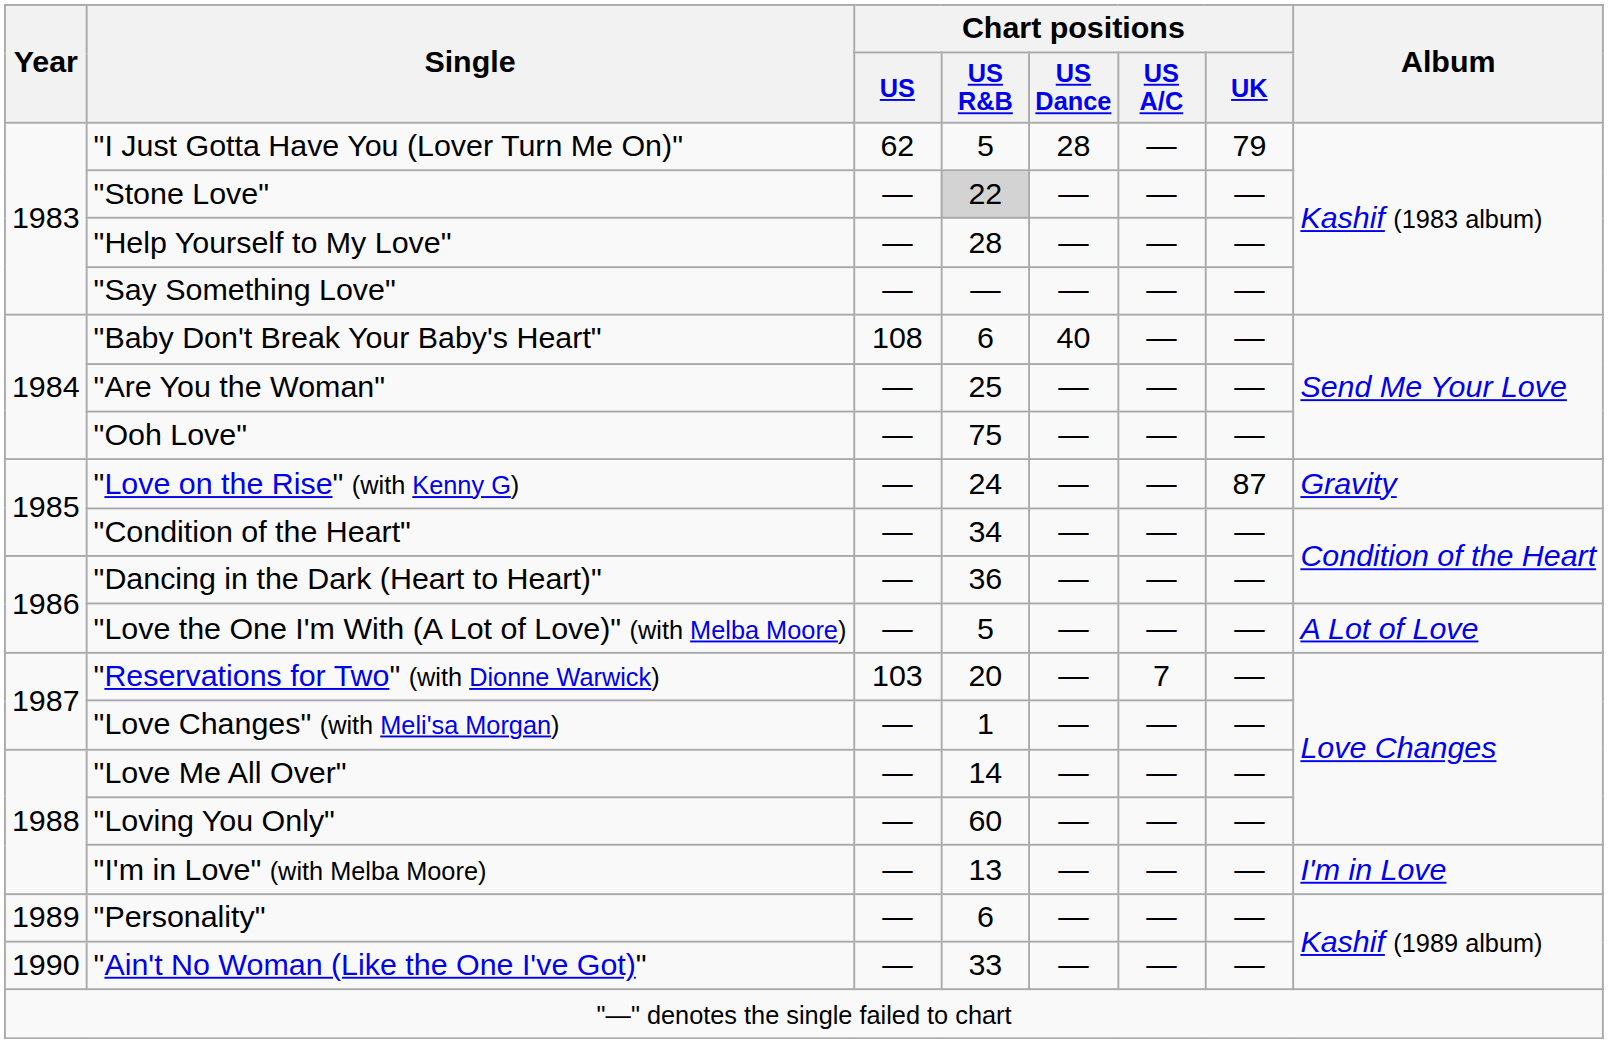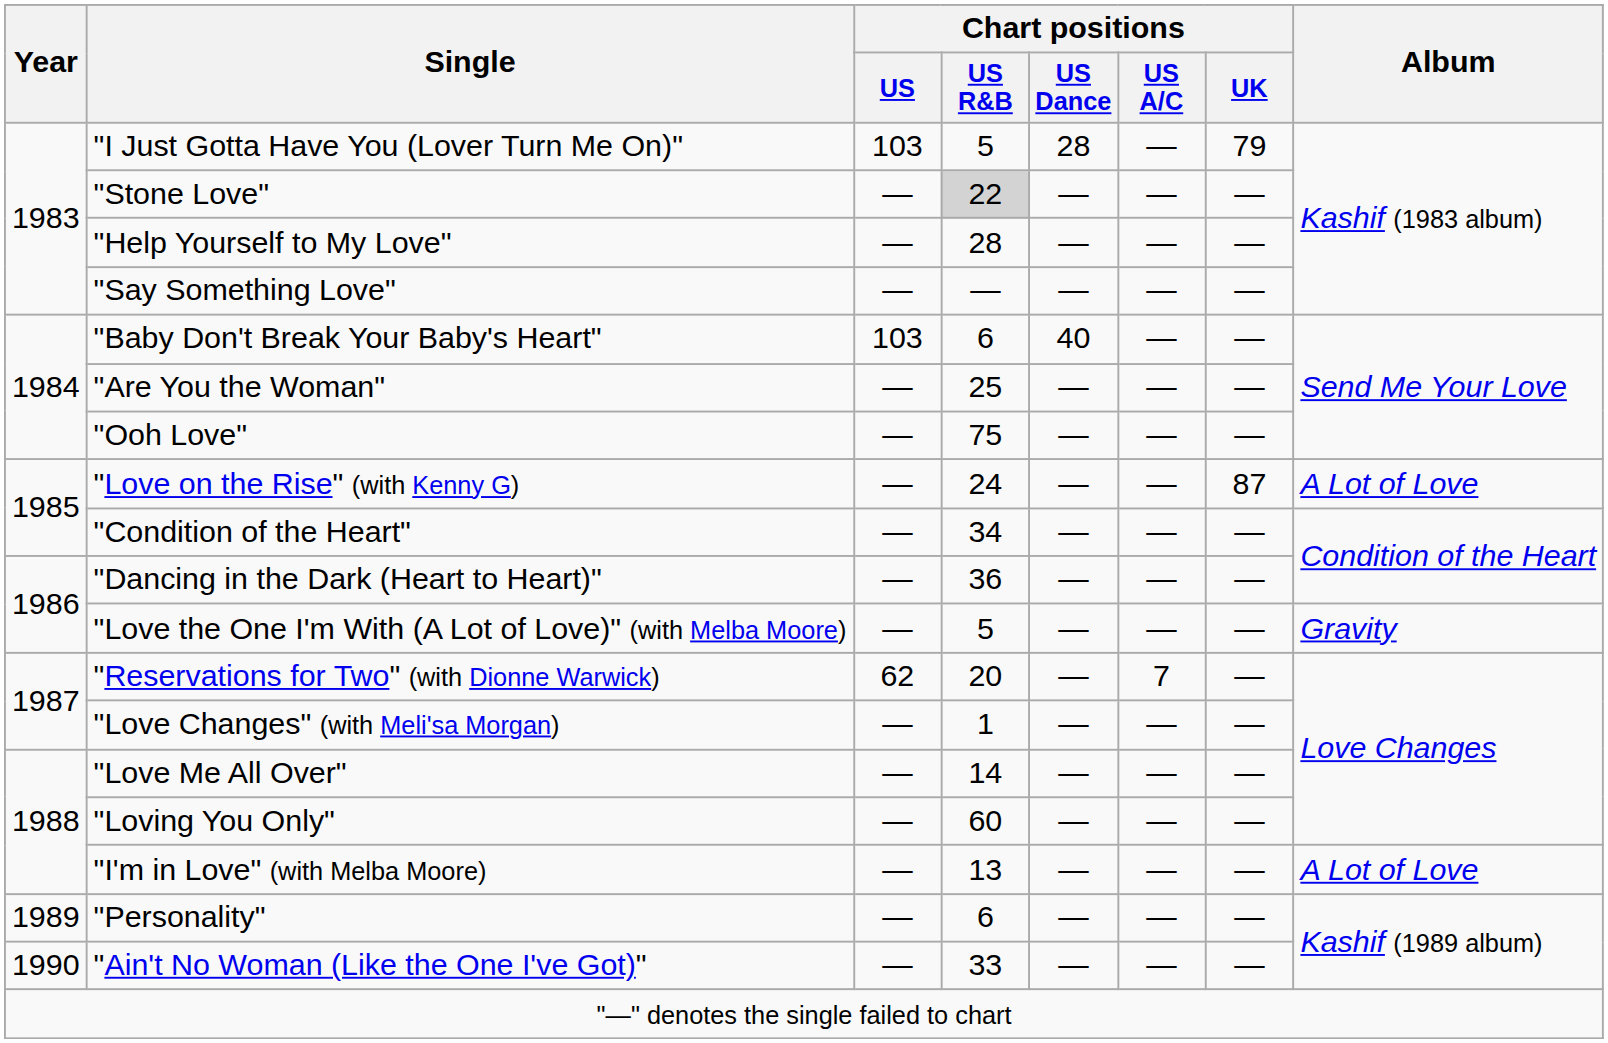(897, 145) 62 -> (897, 145) 103
(897, 338) 108 -> (897, 338) 103
(1349, 483) Gravity -> (1389, 483) A Lot of Love
(1389, 627) A Lot of Love -> (1349, 627) Gravity
(897, 676) 103 -> (897, 676) 62
(1373, 868) I'm in Love -> (1389, 868) A Lot of Love
